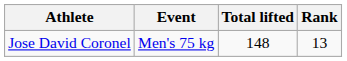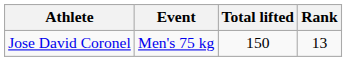(258, 43) 148 -> (258, 43) 150
